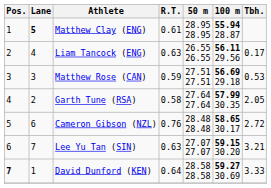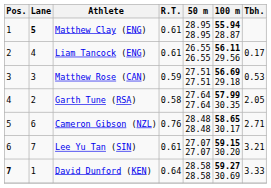(171, 53) 0.63 -> (171, 53) 0.61
(254, 124) 2.72 -> (254, 124) 2.71
(171, 147) 0.63 -> (171, 147) 0.61
